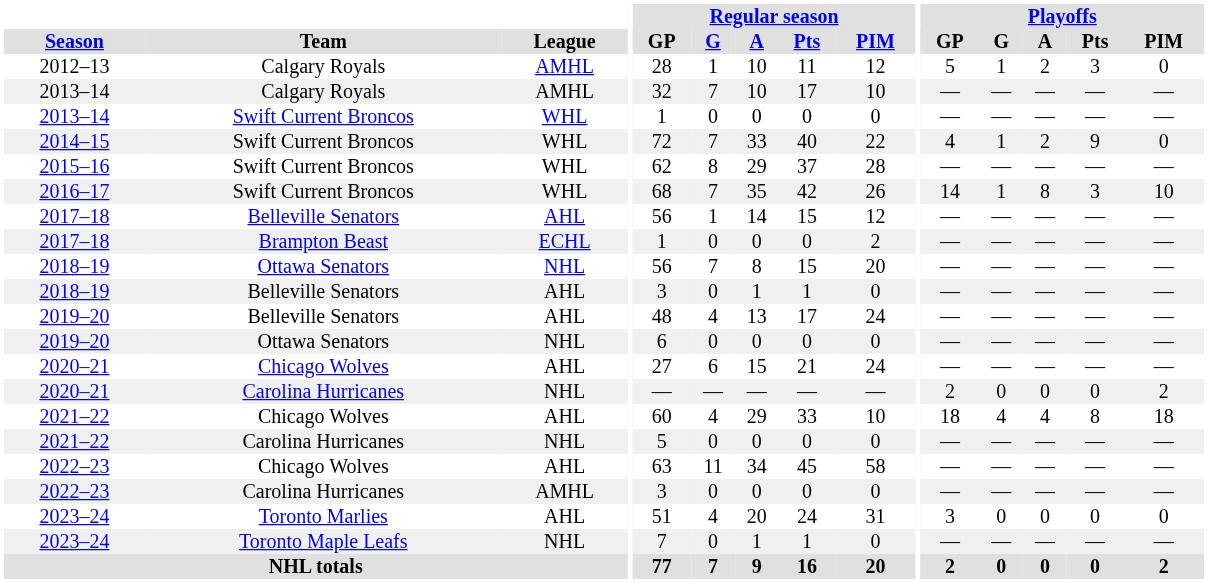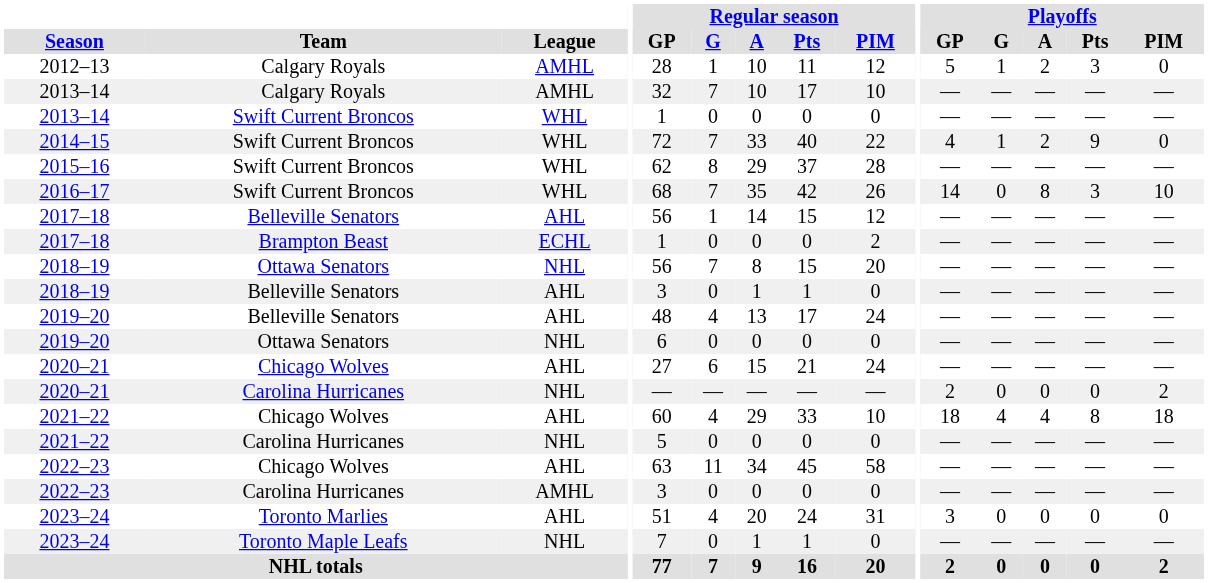(1001, 191) 1 -> (1001, 191) 0
